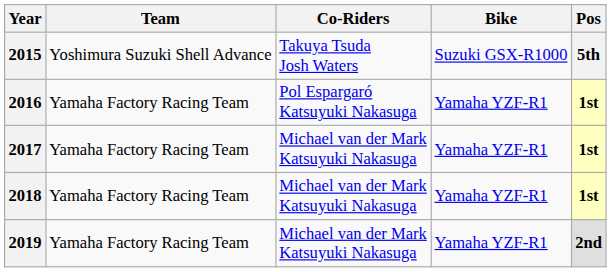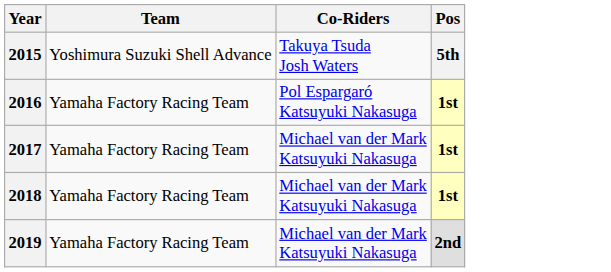- column: (501, 18)
